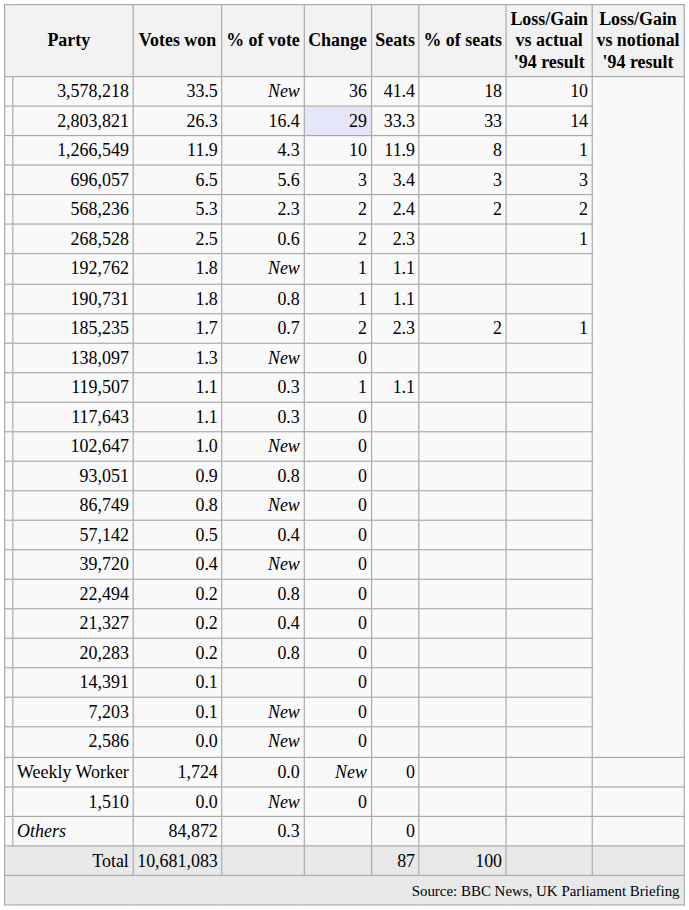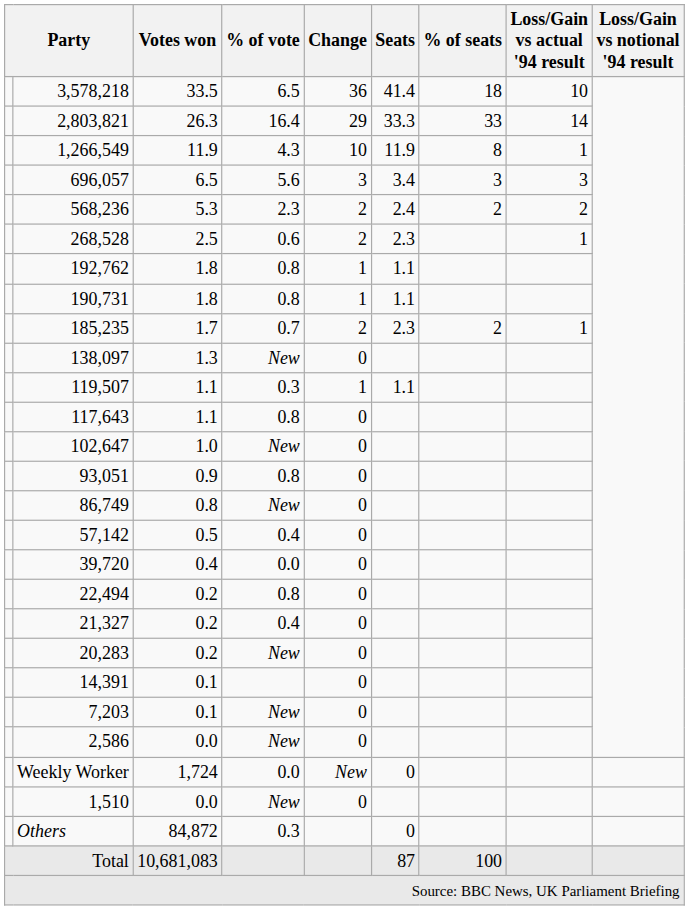(284, 91) New -> (289, 91) 6.5
(358, 121) lavender background -> (358, 121) no background
(284, 268) New -> (289, 268) 0.8
(289, 416) 0.3 -> (289, 416) 0.8
(284, 564) New -> (289, 564) 0.0
(289, 653) 0.8 -> (284, 653) New
